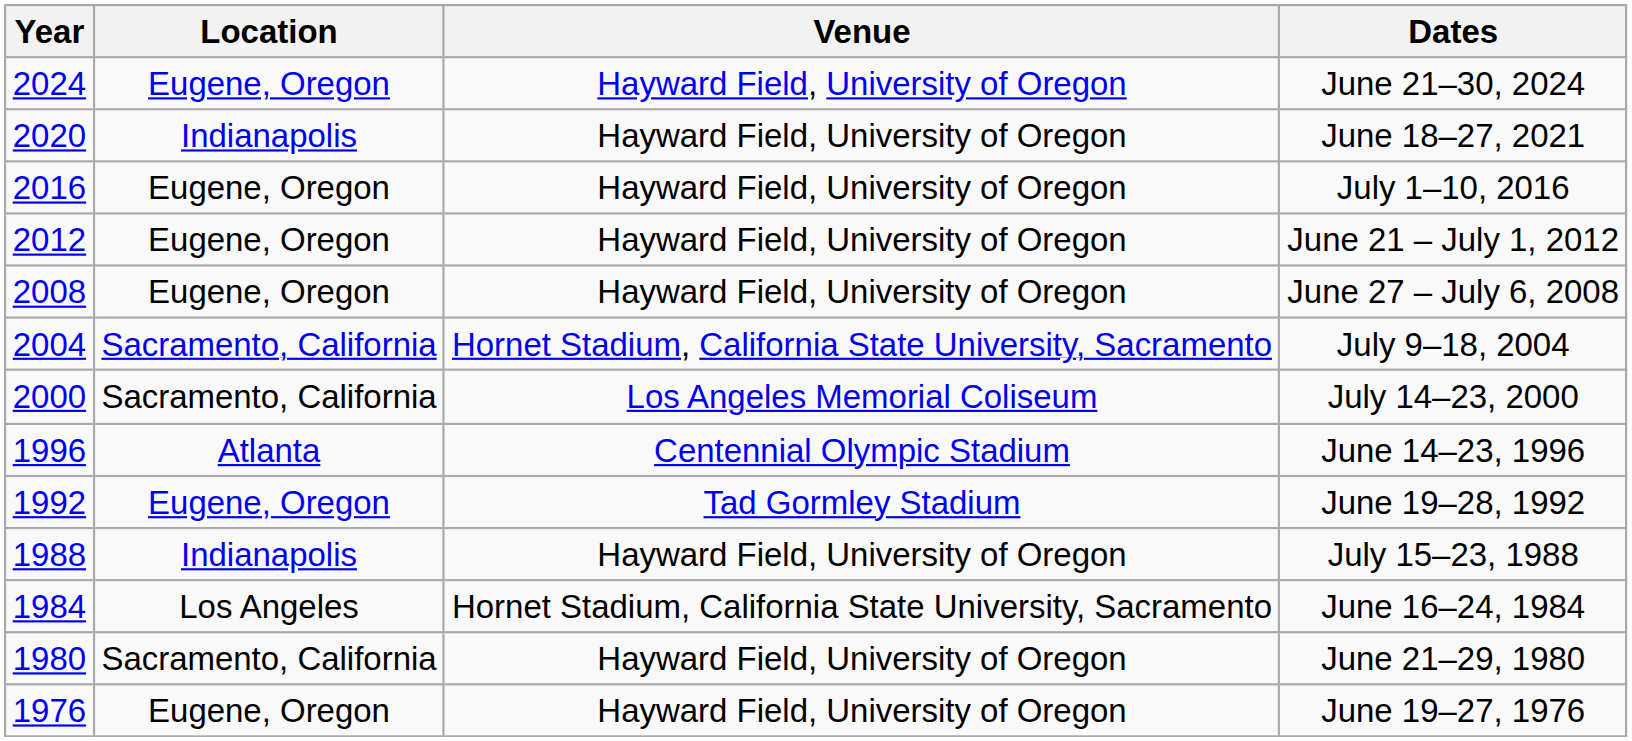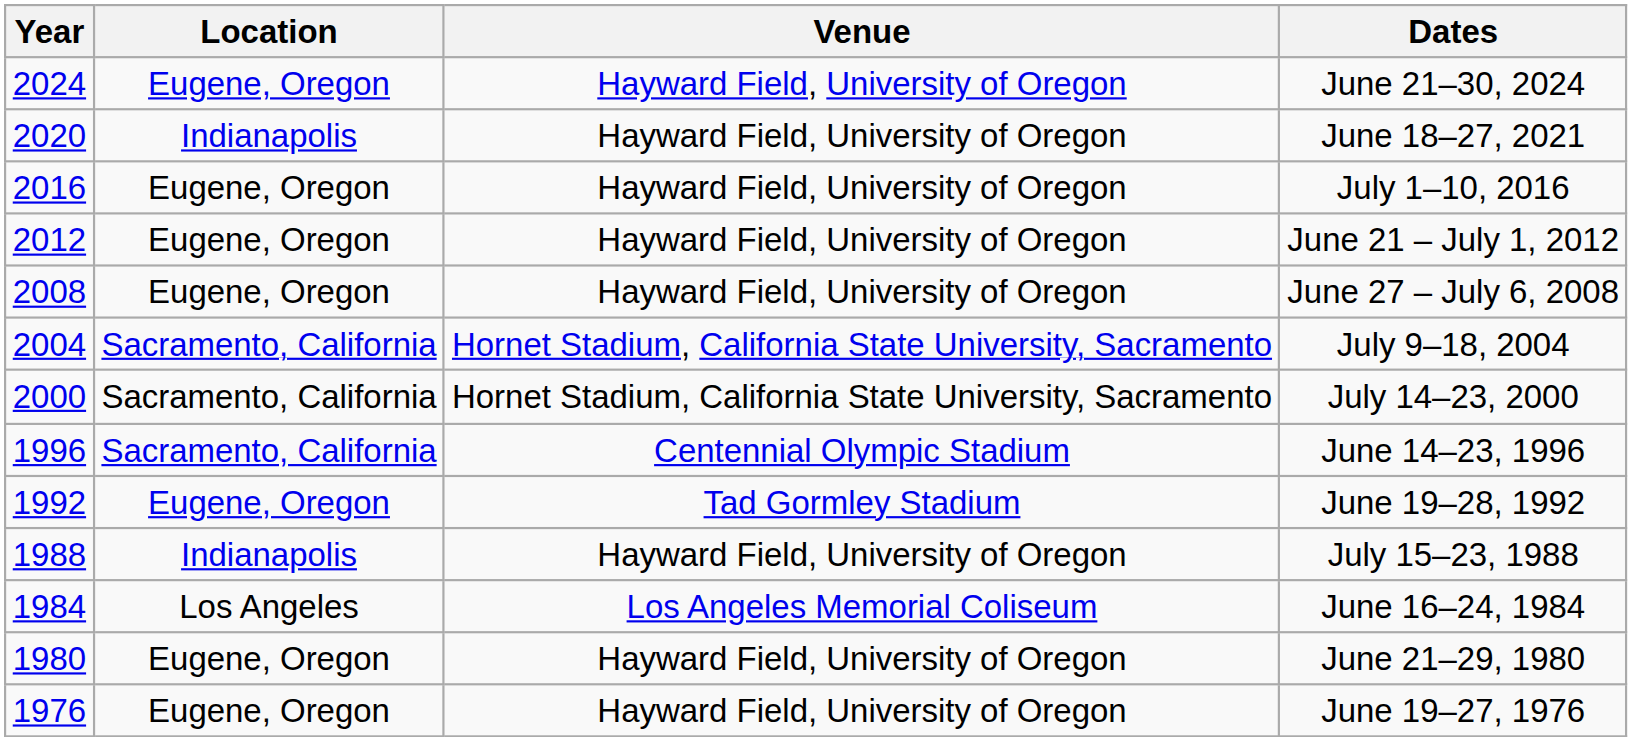(862, 397) Los Angeles Memorial Coliseum -> (862, 397) Hornet Stadium, California State University, Sacramento
(269, 449) Atlanta -> (269, 449) Sacramento, California
(862, 606) Hornet Stadium, California State University, Sacramento -> (862, 606) Los Angeles Memorial Coliseum
(269, 658) Sacramento, California -> (269, 658) Eugene, Oregon
